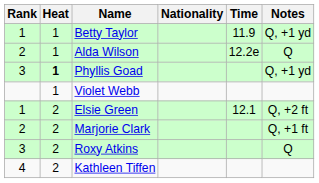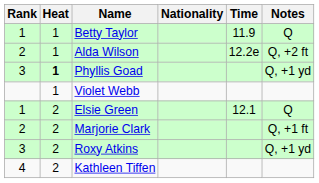(288, 33) Q, +1 yd -> (288, 33) Q
(288, 52) Q -> (288, 52) Q, +2 ft
(288, 110) Q, +2 ft -> (288, 110) Q
(288, 149) Q -> (288, 149) Q, +1 yd
